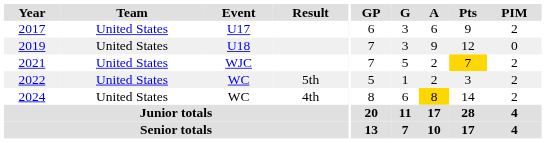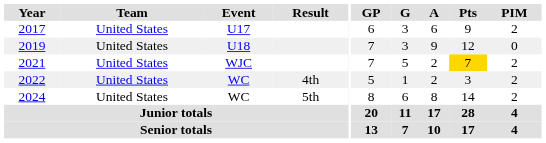(311, 79) 5th -> (311, 79) 4th
(311, 96) 4th -> (311, 96) 5th
(434, 96) gold background -> (434, 96) no background
